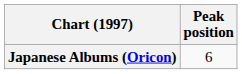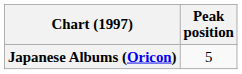(209, 56) 6 -> (209, 56) 5
